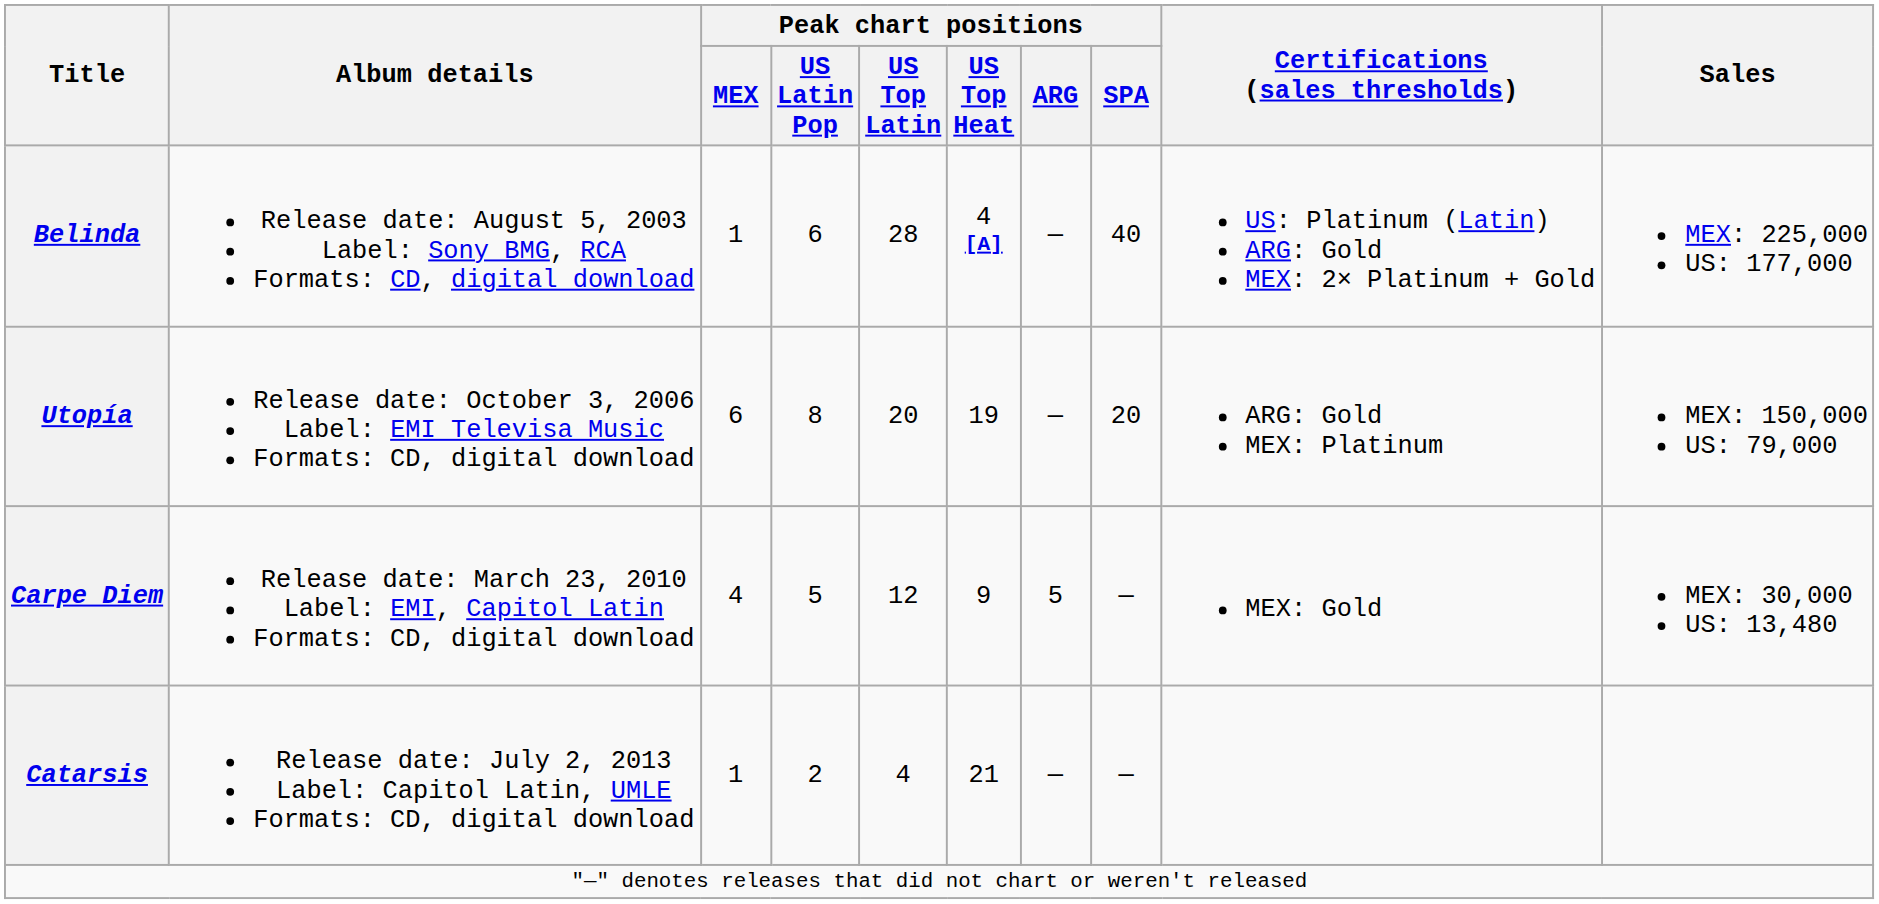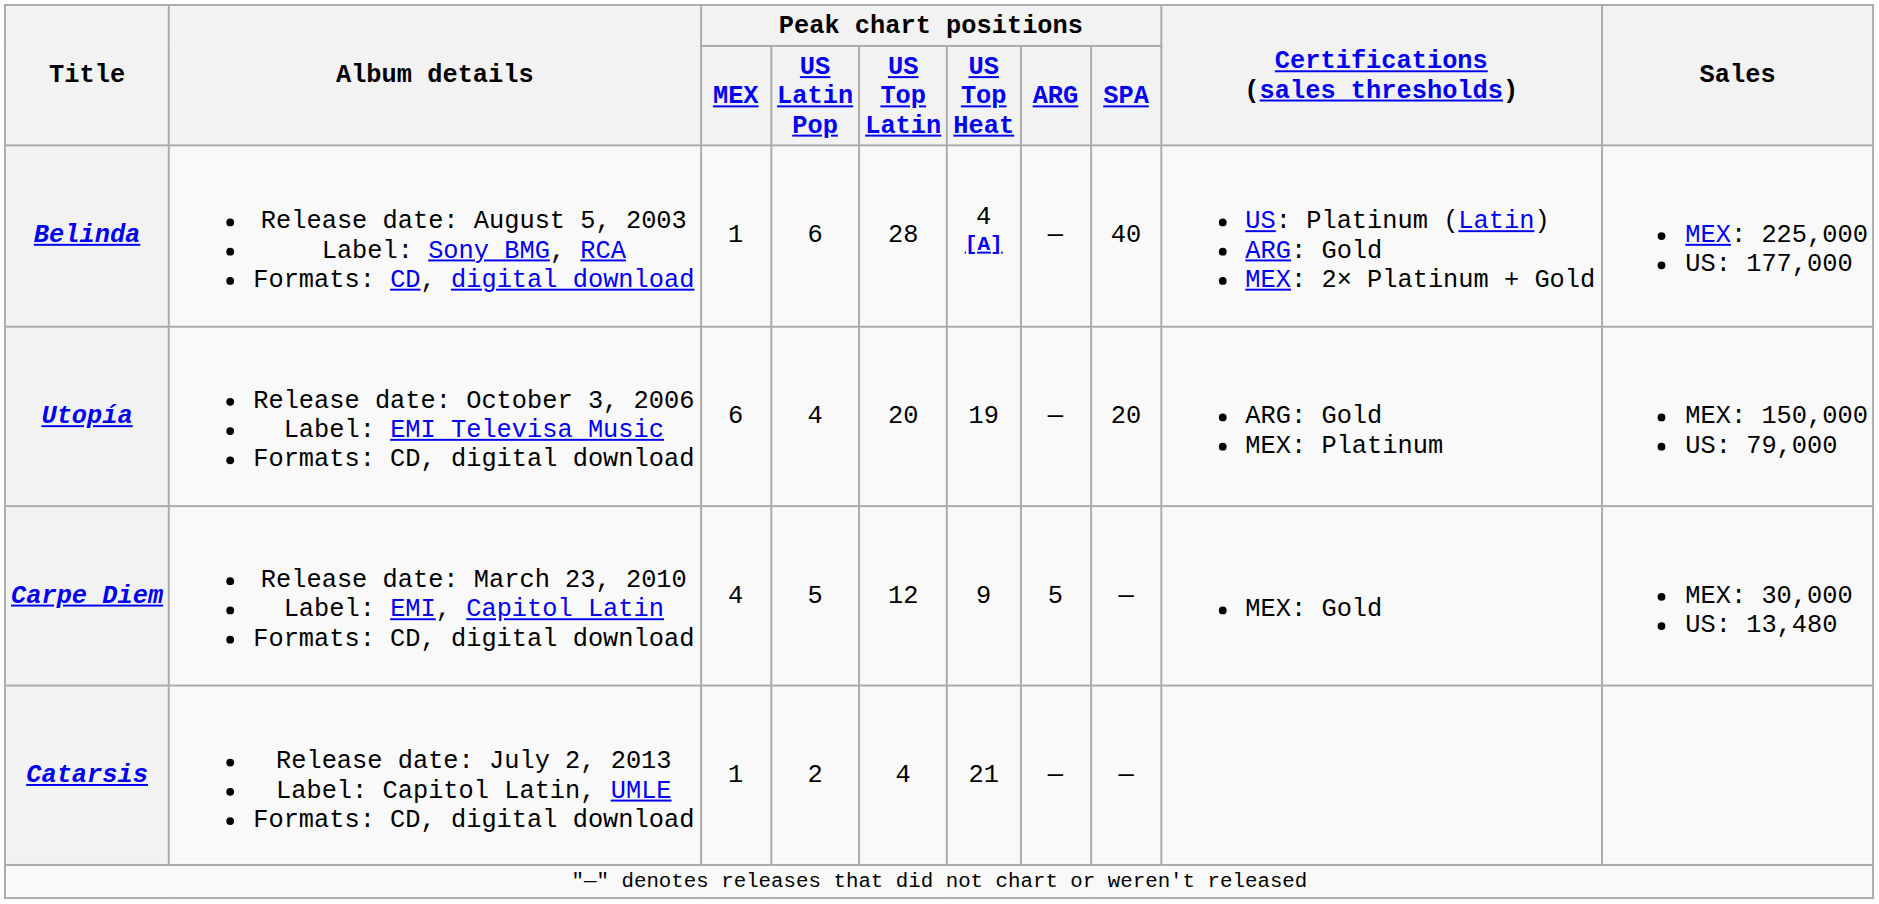(815, 416) 8 -> (815, 416) 4
